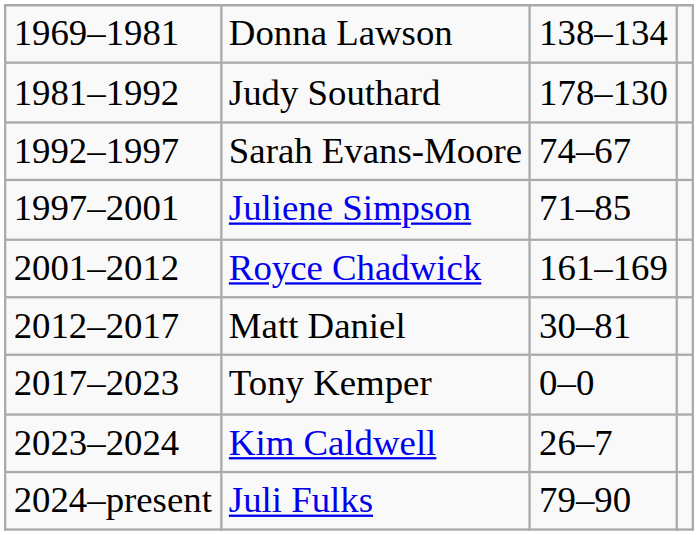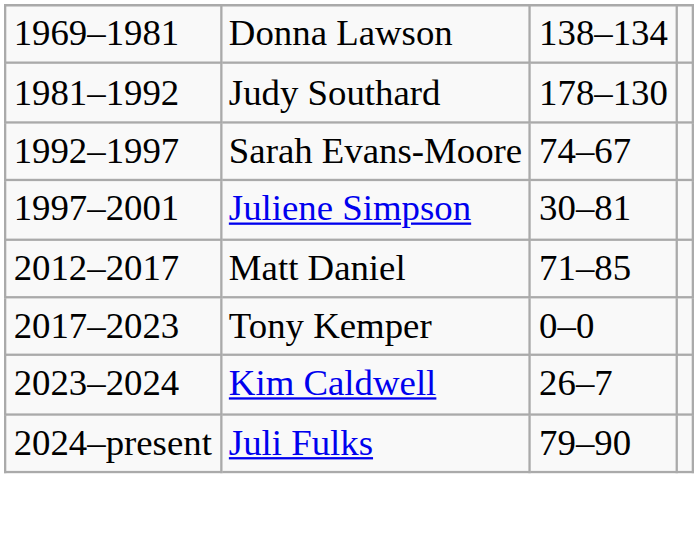(585, 208) 71–85 -> (585, 208) 30–81
- row: (355, 267)
(585, 325) 30–81 -> (585, 267) 71–85
